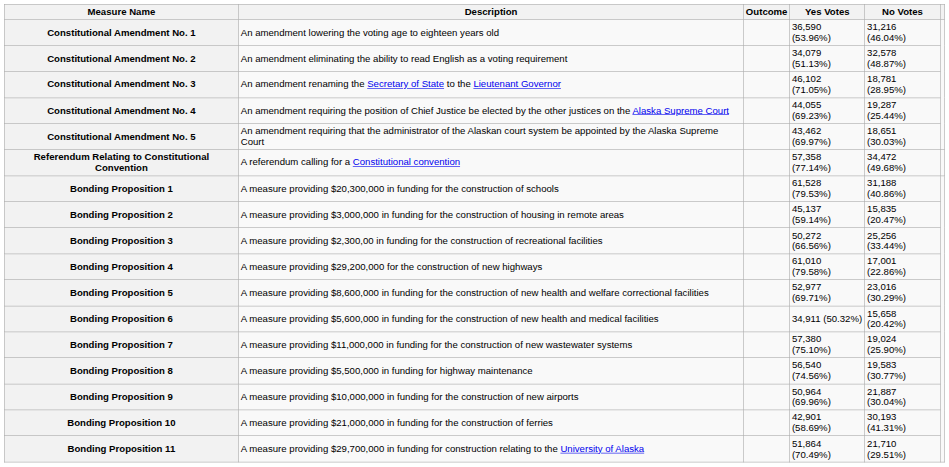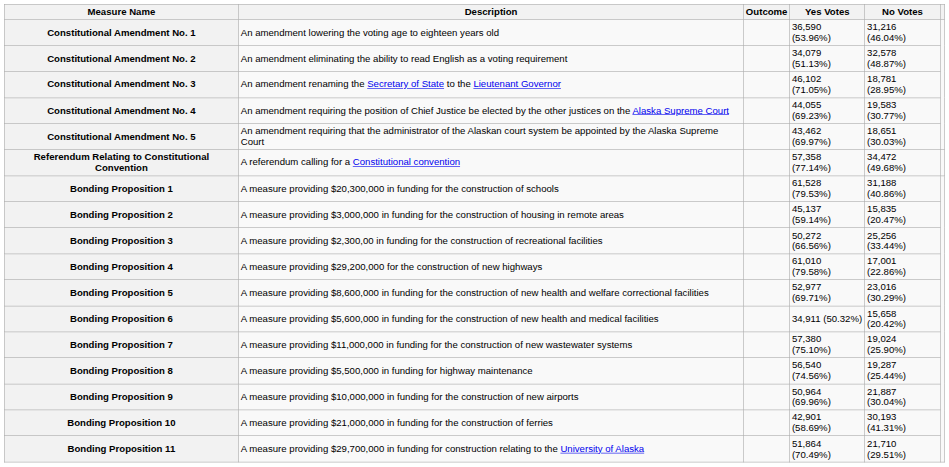(887, 110) 19,287 (25.44%) -> (887, 110) 19,583 (30.77%)
(887, 371) 19,583 (30.77%) -> (887, 371) 19,287 (25.44%)
